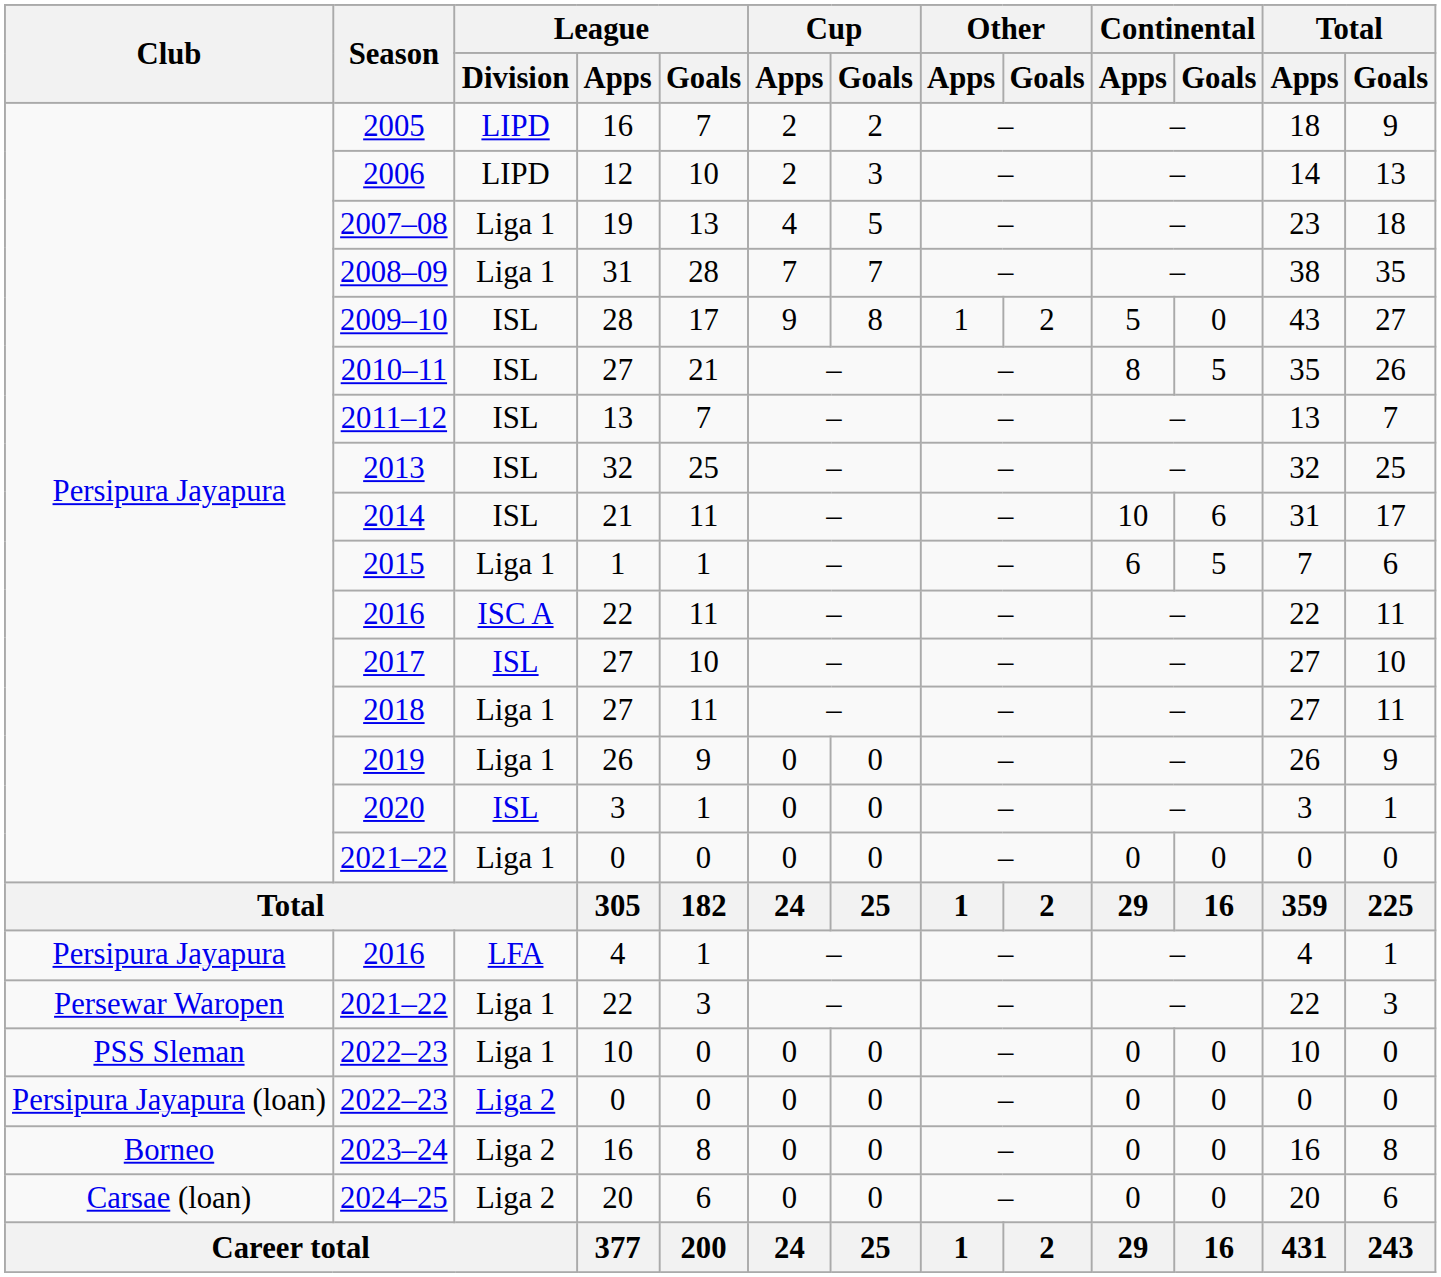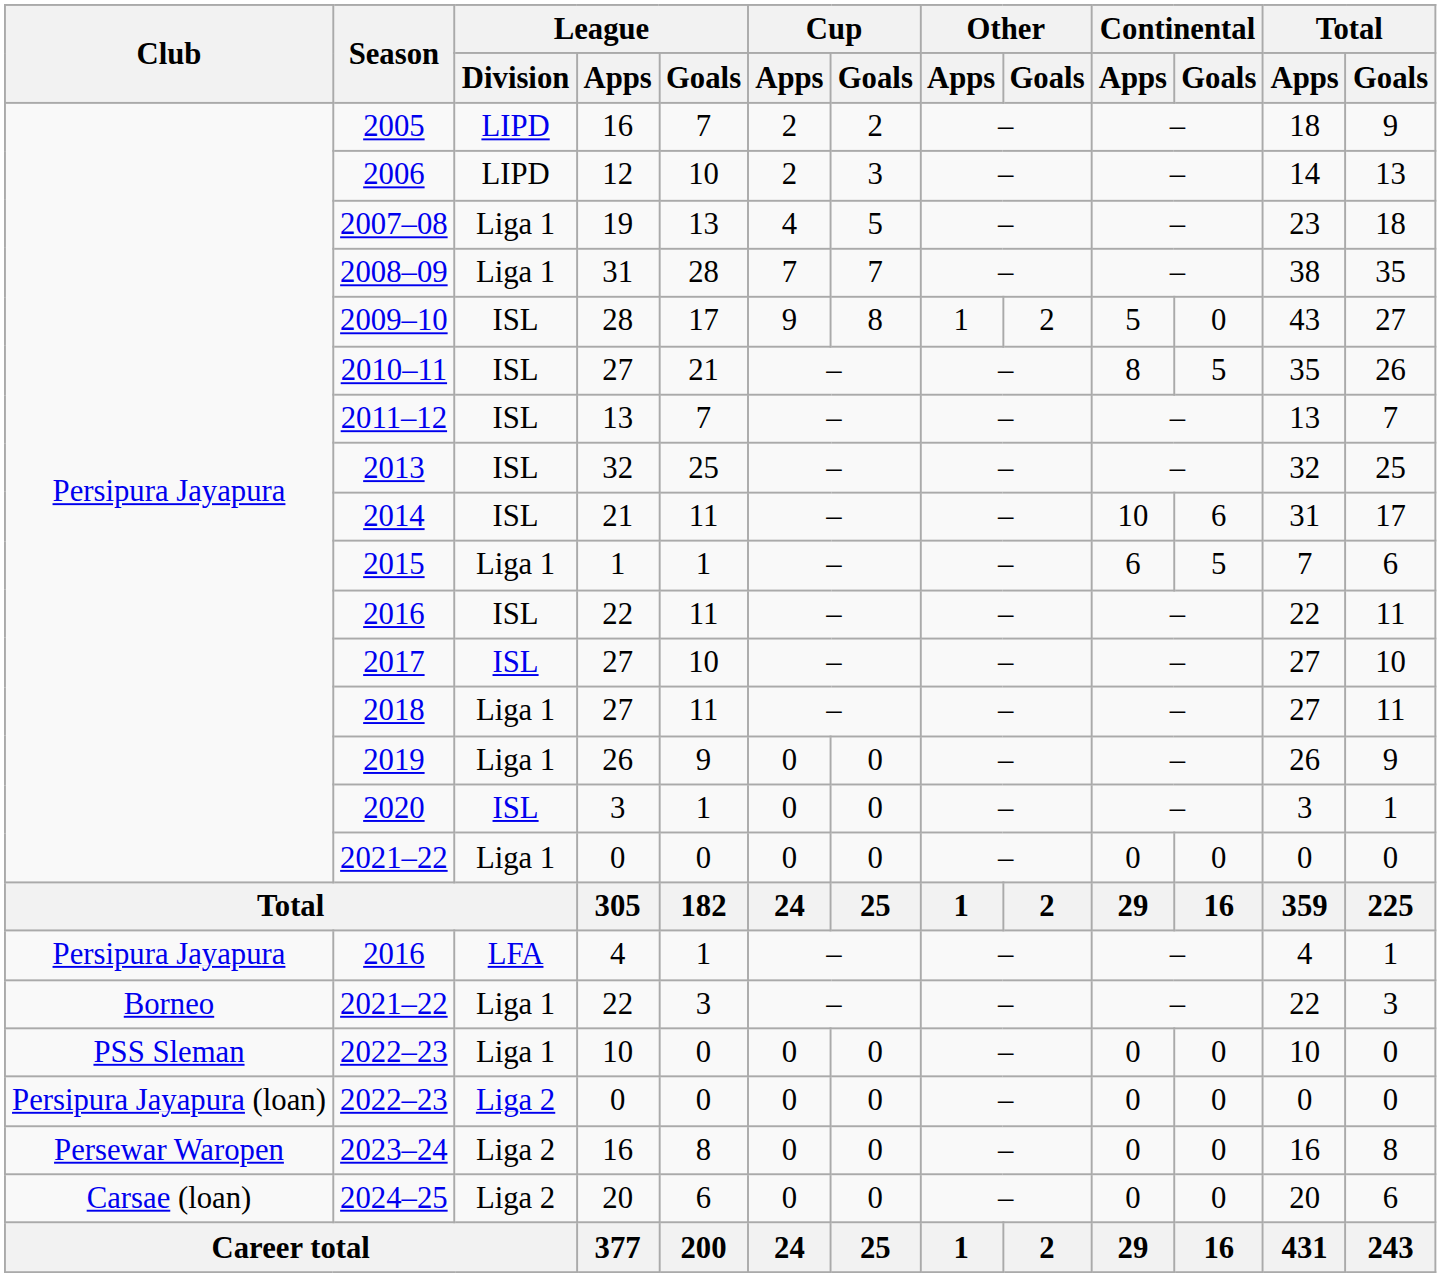(516, 613) ISC A -> (516, 613) ISL
(169, 1003) Persewar Waropen -> (169, 1003) Borneo
(169, 1149) Borneo -> (169, 1149) Persewar Waropen
